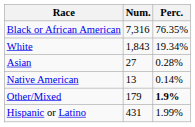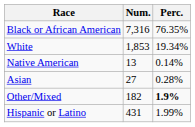(138, 46) 1,843 -> (138, 46) 1,853
rows swapped: (43, 79) <-> (19, 63)
(134, 96) 179 -> (134, 96) 182
